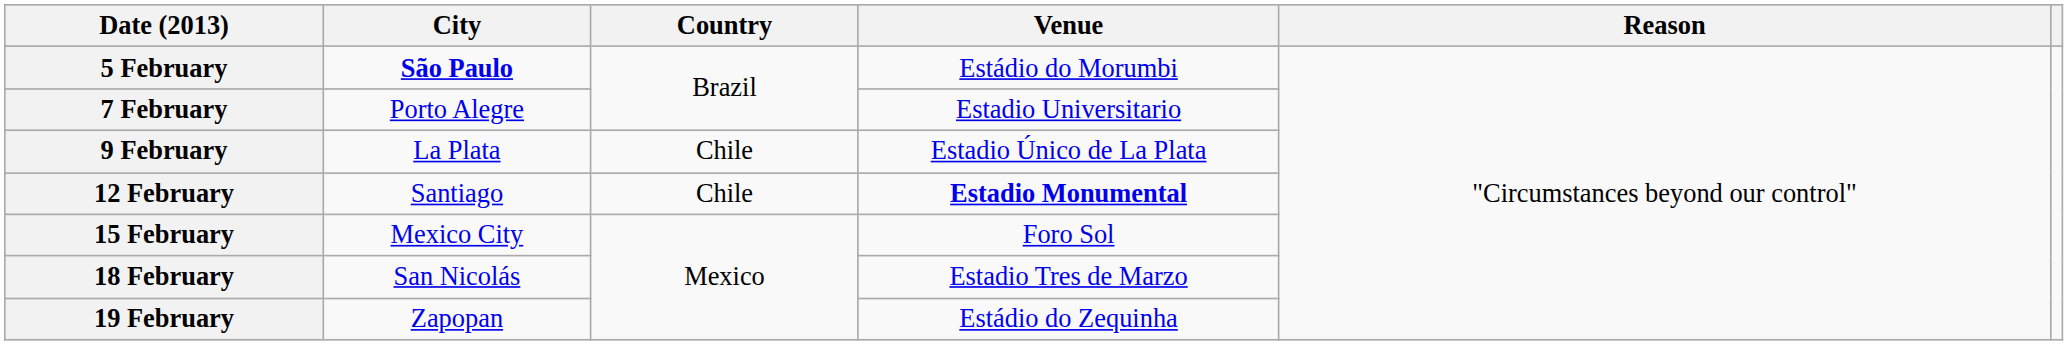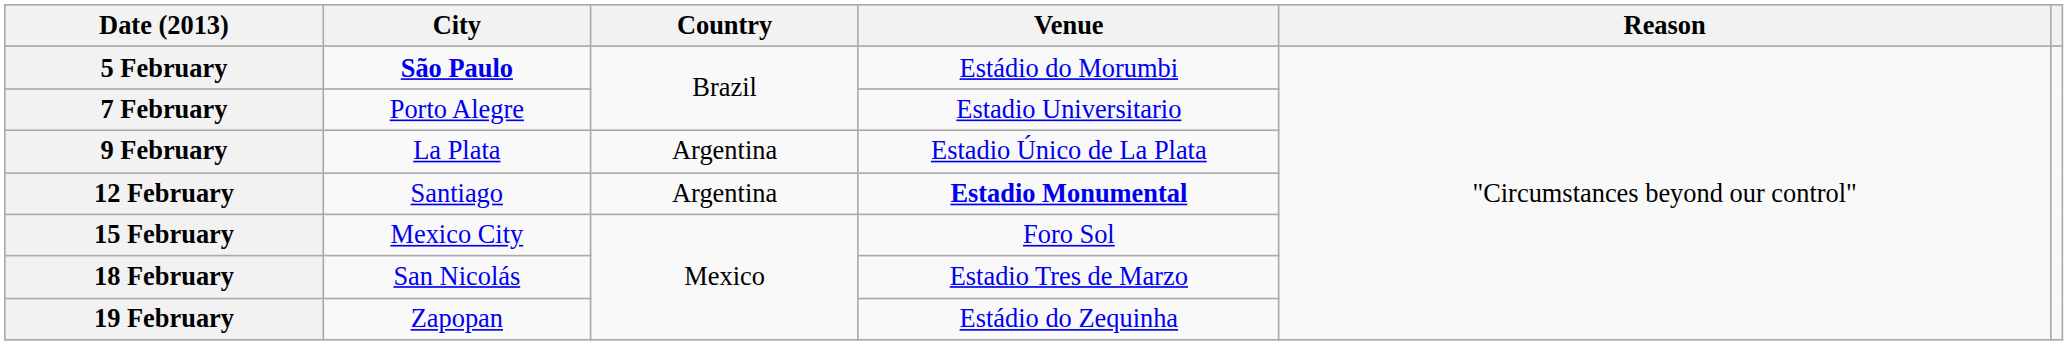(724, 151) Chile -> (725, 151) Argentina
(724, 192) Chile -> (725, 192) Argentina
